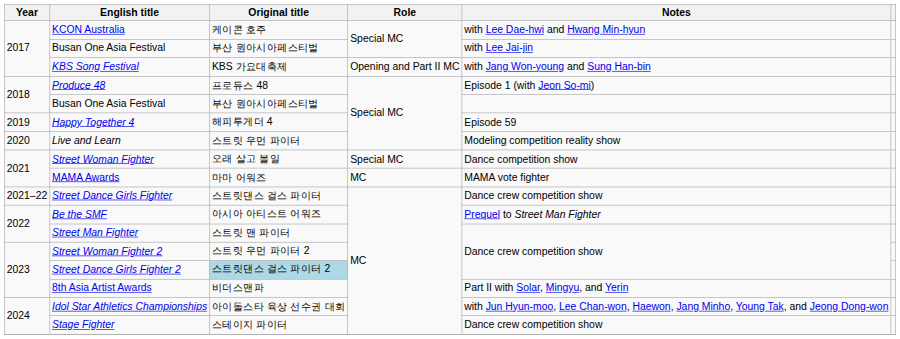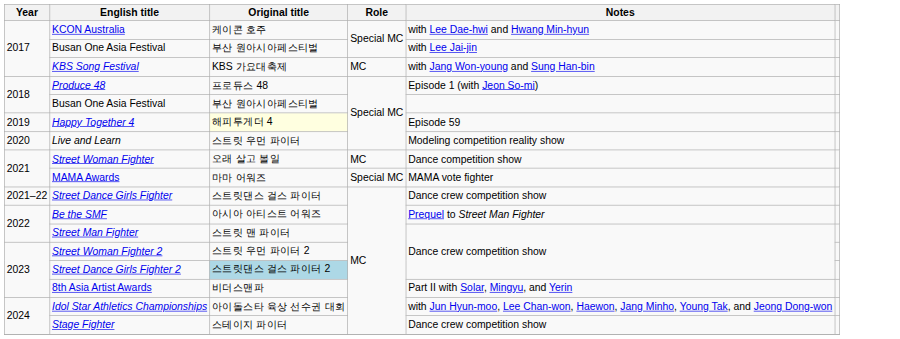(405, 67) Opening and Part II MC -> (358, 67) MC
(242, 122) no background -> (242, 122) lightyellow background
(377, 159) Special MC -> (358, 159) MC
(358, 177) MC -> (377, 177) Special MC
